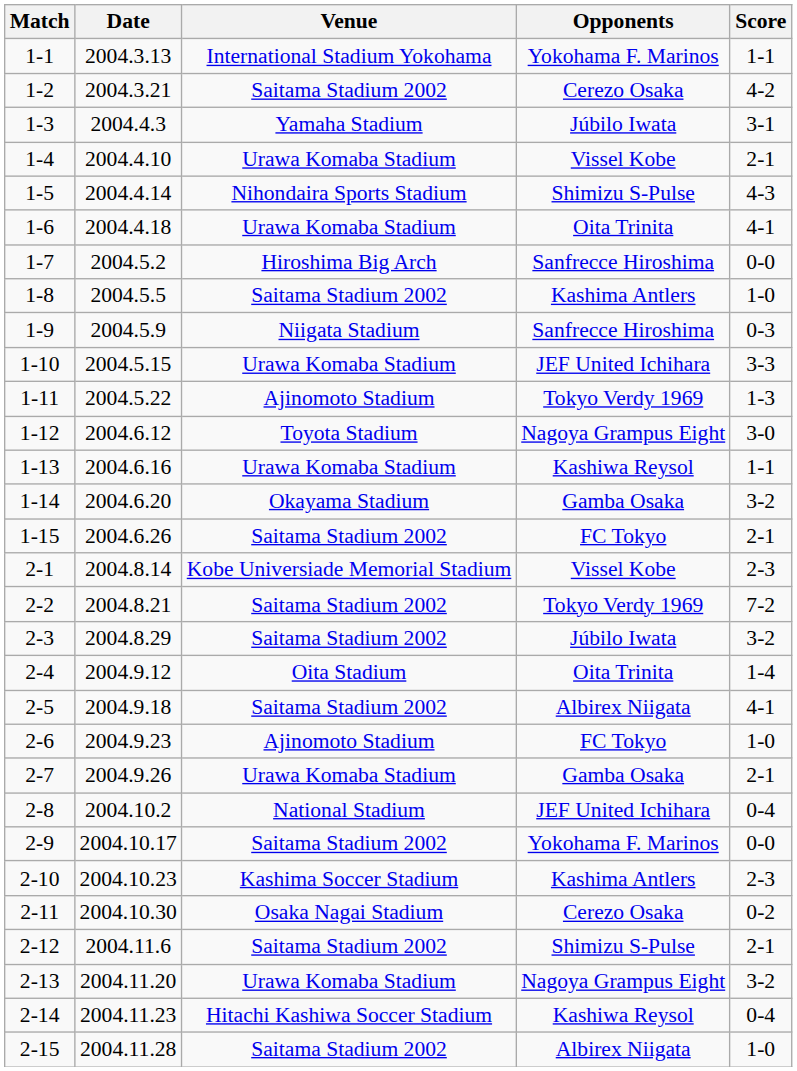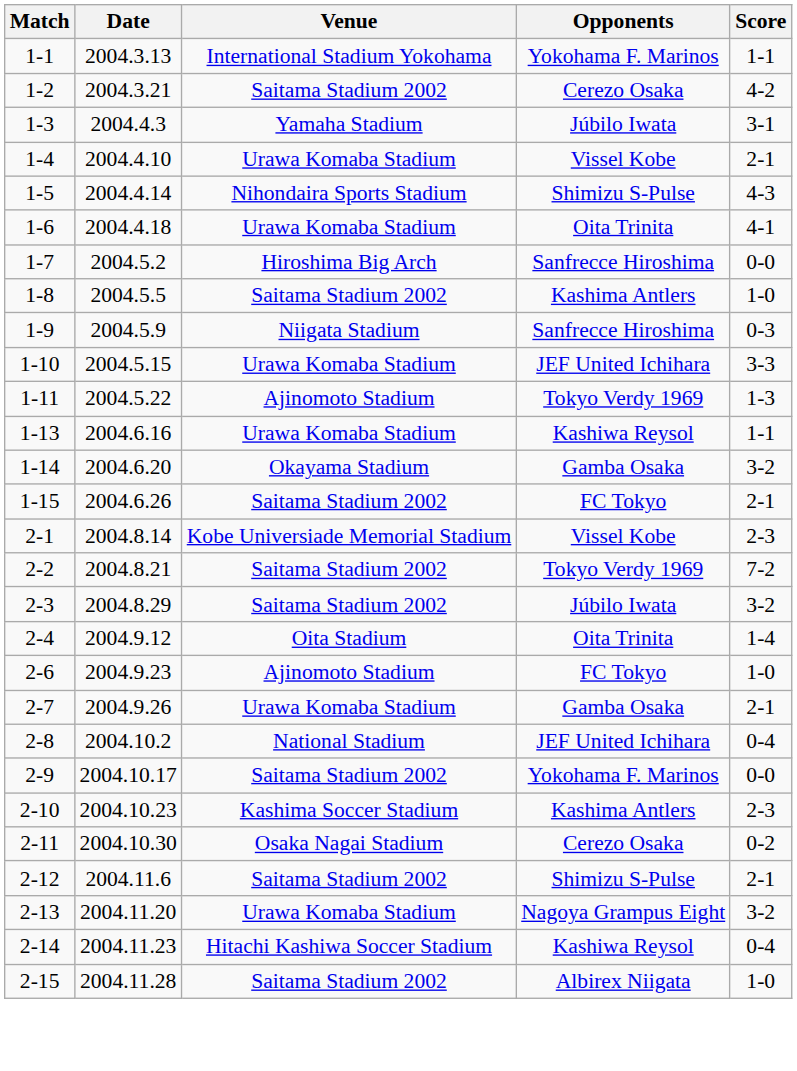- row: (40, 432)
- row: (40, 706)
